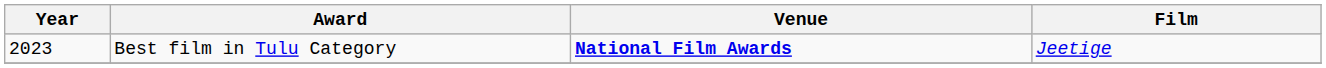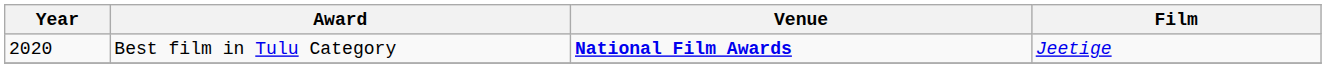(31, 49) 2023 -> (31, 49) 2020
